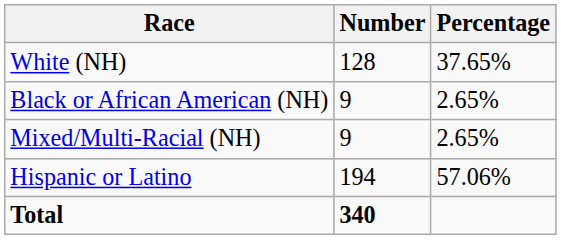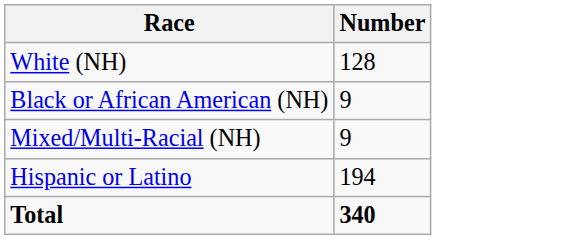- column: (493, 23)
